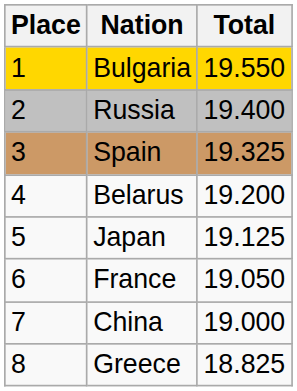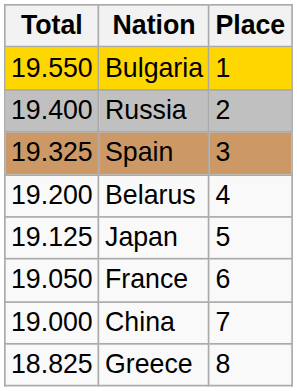columns swapped: (46, 25) <-> (244, 25)
